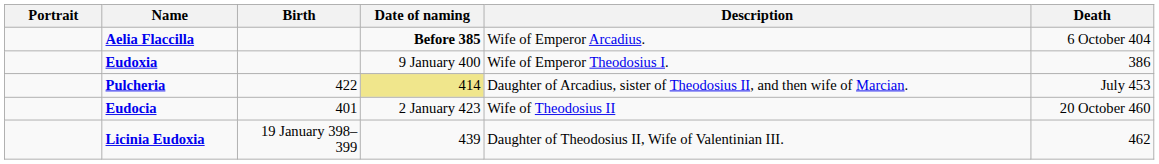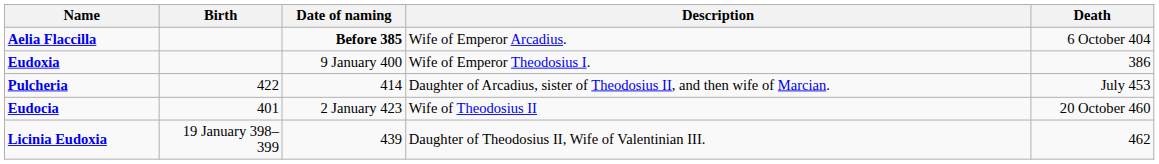- column: (53, 16)
(470, 85) khaki background -> (391, 85) no background
